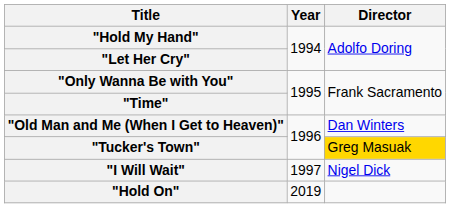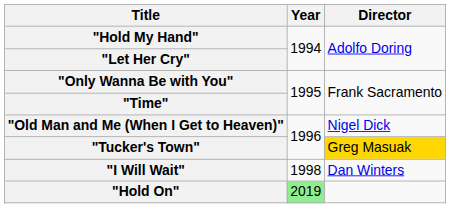(366, 125) Dan Winters -> (359, 125) Nigel Dick
(306, 170) 1997 -> (306, 170) 1998
(359, 170) Nigel Dick -> (366, 170) Dan Winters
(306, 192) no background -> (306, 192) lightgreen background
